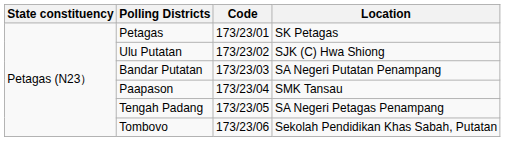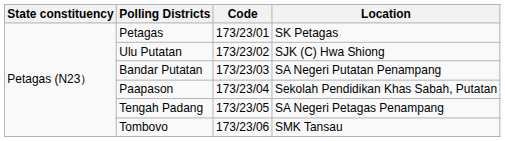(309, 89) SMK Tansau -> (386, 89) Sekolah Pendidikan Khas Sabah, Putatan
(386, 127) Sekolah Pendidikan Khas Sabah, Putatan -> (309, 127) SMK Tansau
